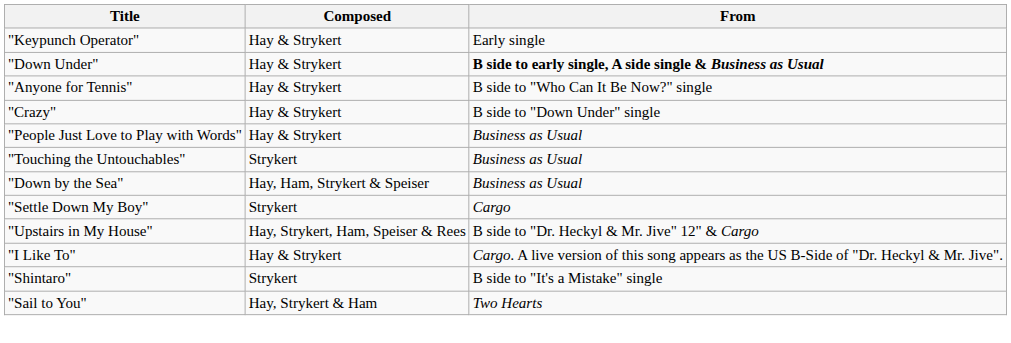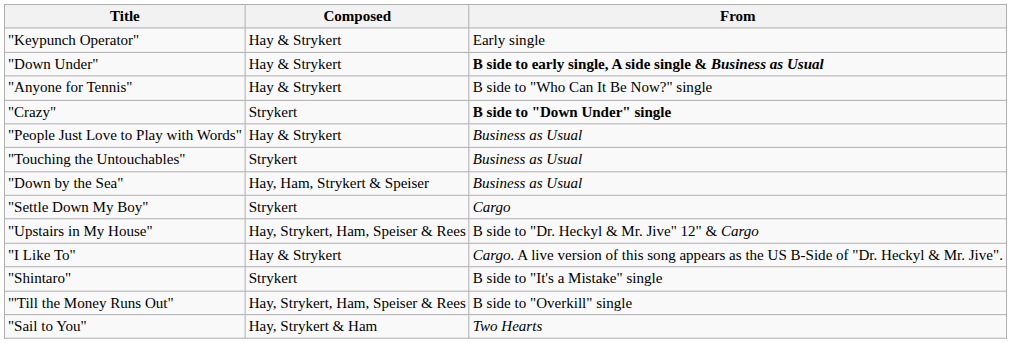(295, 111) Hay & Strykert -> (273, 111) Strykert
(566, 111) normal -> (572, 111) bold
+ row: (91, 302)
